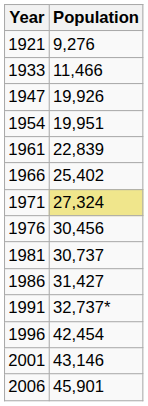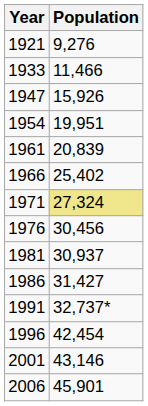(78, 96) 19,926 -> (78, 96) 15,926
(78, 149) 22,839 -> (78, 149) 20,839
(78, 255) 30,737 -> (78, 255) 30,937
